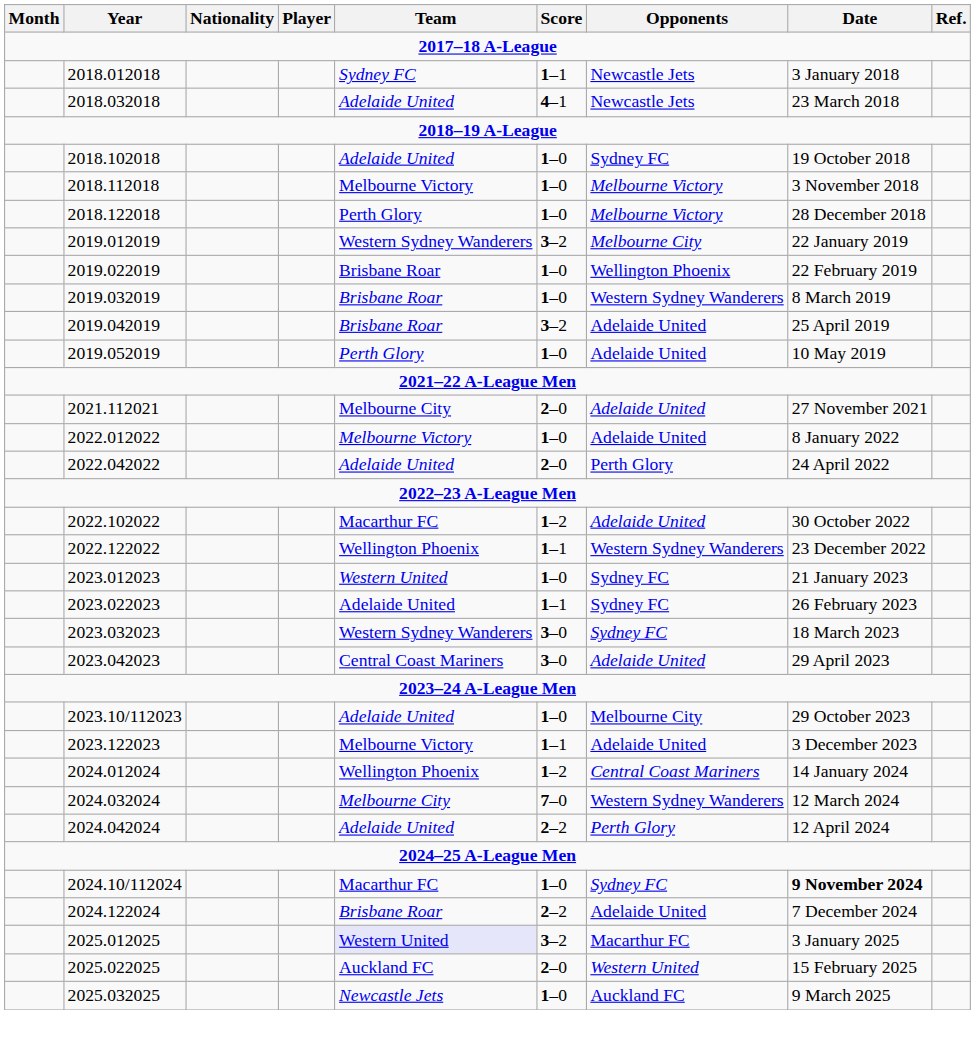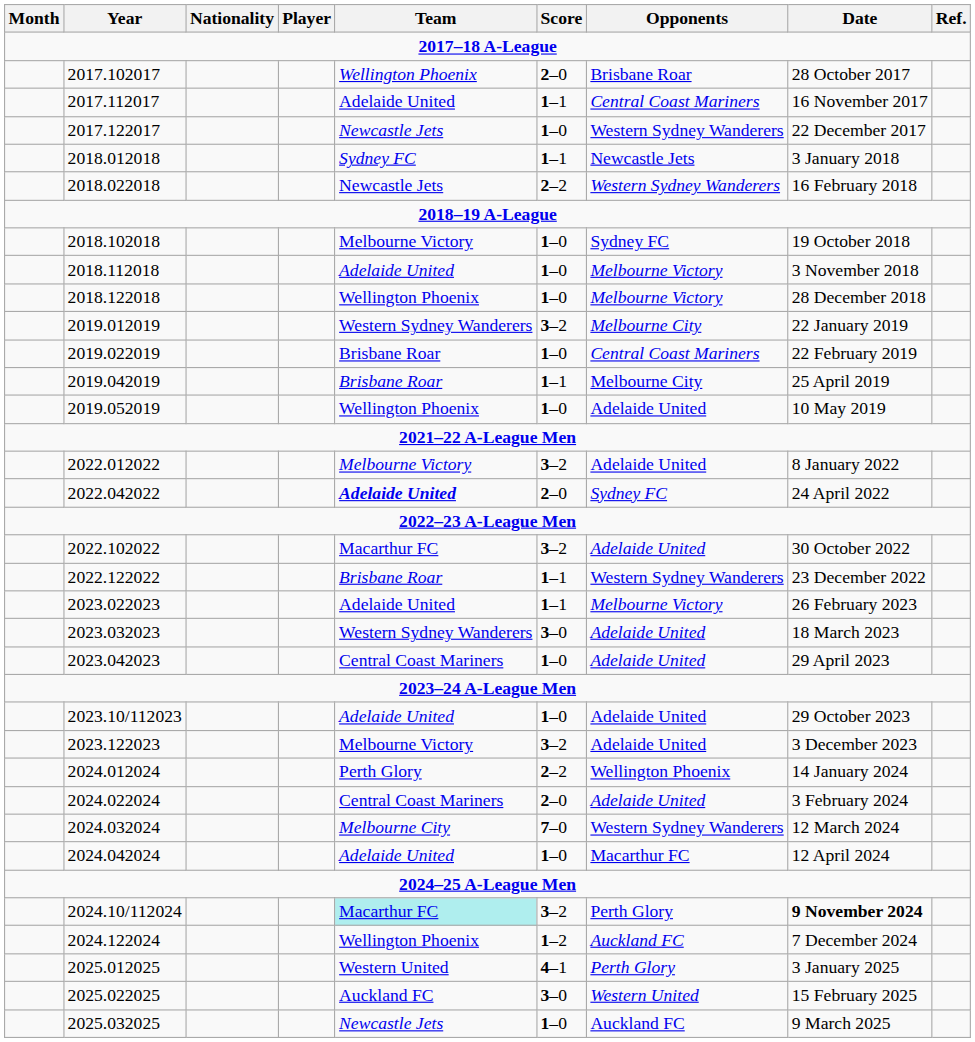+ row: (114, 74)
+ row: (113, 102)
+ row: (114, 130)
+ row: (114, 185)
- row: (114, 102)
(397, 158) Adelaide United -> (406, 241) Melbourne Victory
(406, 185) Melbourne Victory -> (397, 269) Adelaide United
(380, 213) Perth Glory -> (409, 297) Wellington Phoenix
(660, 269) Wellington Phoenix -> (675, 353) Central Coast Mariners
- row: (114, 297)
(554, 325) 3–2 -> (554, 381) 1–1
(648, 325) Adelaide United -> (646, 381) Melbourne City
(381, 353) Perth Glory -> (409, 409) Wellington Phoenix
- row: (113, 409)
(554, 437) 1–0 -> (554, 465) 3–2
(397, 465) normal -> (398, 492) bold
(632, 465) Perth Glory -> (629, 492) Sydney FC
(554, 520) 1–2 -> (554, 548) 3–2
(409, 548) Wellington Phoenix -> (391, 576) Brisbane Roar
- row: (114, 576)
(630, 604) Sydney FC -> (656, 604) Melbourne Victory
(629, 632) Sydney FC -> (648, 632) Adelaide United
(554, 660) 3–0 -> (554, 660) 1–0
(646, 716) Melbourne City -> (648, 716) Adelaide United
(554, 744) 1–1 -> (554, 744) 3–2
(409, 772) Wellington Phoenix -> (380, 772) Perth Glory
(554, 772) 1–2 -> (554, 772) 2–2
(675, 772) Central Coast Mariners -> (660, 772) Wellington Phoenix
+ row: (114, 800)
(554, 827) 2–2 -> (554, 855) 1–0
(633, 827) Perth Glory -> (640, 855) Macarthur FC
(389, 883) no background -> (389, 911) paleturquoise background
(554, 883) 1–0 -> (554, 911) 3–2
(629, 883) Sydney FC -> (632, 911) Perth Glory
(391, 911) Brisbane Roar -> (409, 939) Wellington Phoenix
(554, 911) 2–2 -> (554, 939) 1–2
(648, 911) Adelaide United -> (637, 939) Auckland FC
(394, 939) lavender background -> (394, 967) no background
(554, 939) 3–2 -> (554, 967) 4–1
(640, 939) Macarthur FC -> (633, 967) Perth Glory
(554, 967) 2–0 -> (554, 995) 3–0
